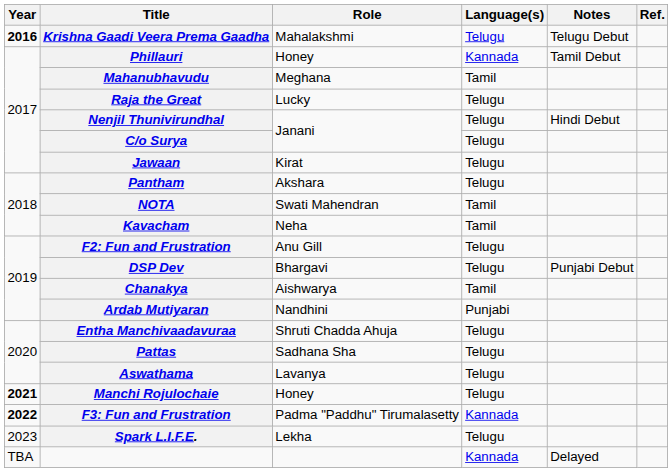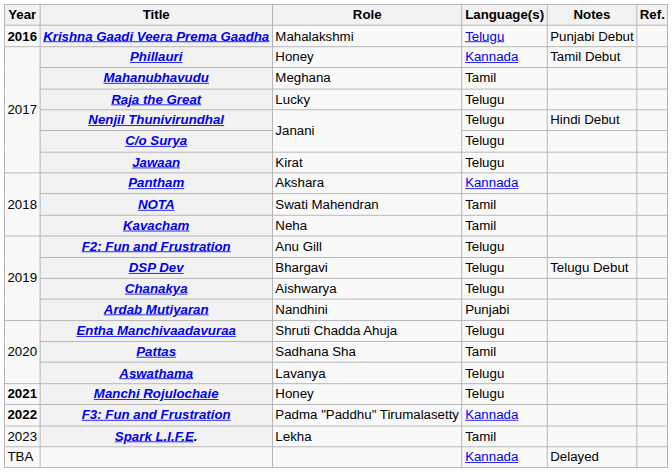(589, 36) Telugu Debut -> (592, 36) Punjabi Debut
(485, 183) Telugu -> (492, 183) Kannada
(592, 267) Punjabi Debut -> (589, 267) Telugu Debut
(481, 288) Tamil -> (485, 288) Telugu
(485, 352) Telugu -> (481, 352) Tamil
(485, 436) Telugu -> (481, 436) Tamil
